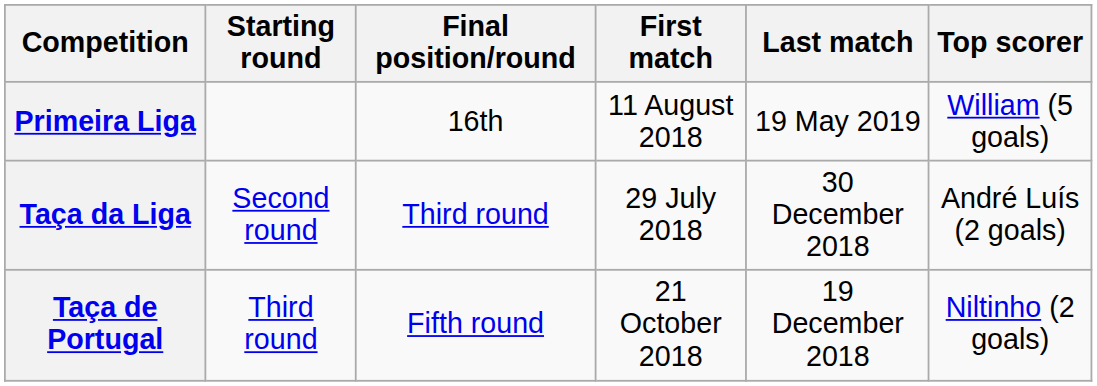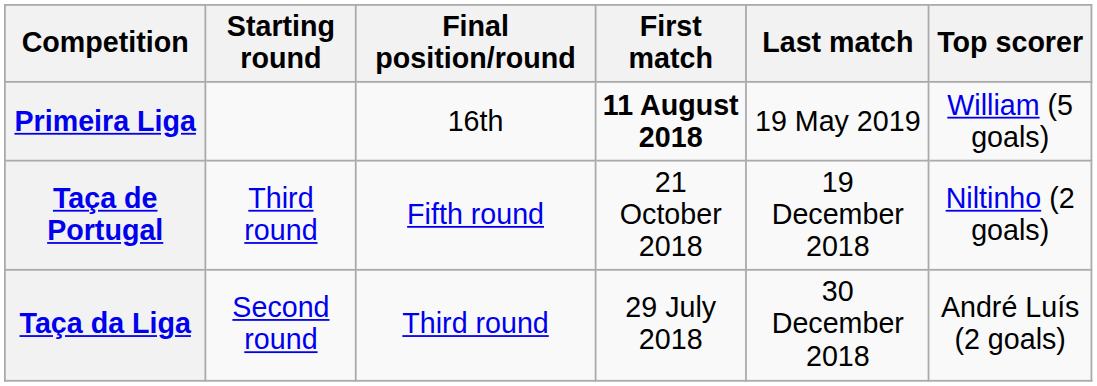(671, 120) normal -> (671, 120) bold
rows swapped: (105, 324) <-> (105, 214)
